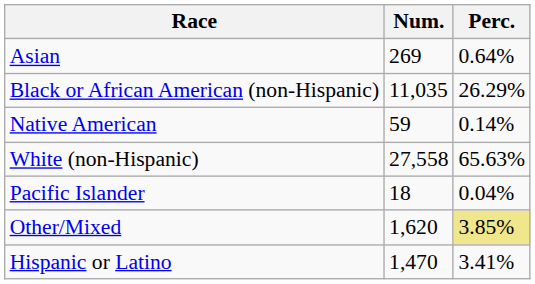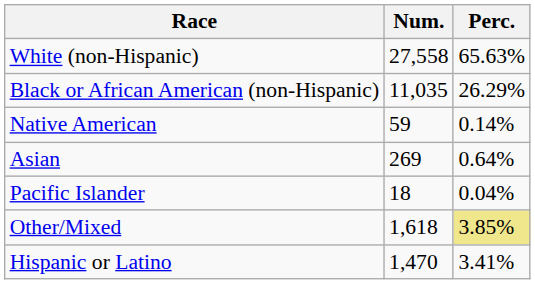rows swapped: (104, 158) <-> (35, 55)
(413, 227) 1,620 -> (413, 227) 1,618
